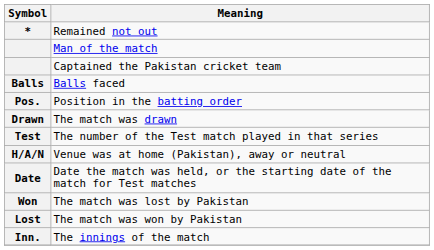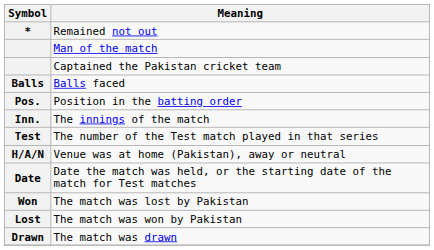rows swapped: (132, 237) <-> (115, 119)
